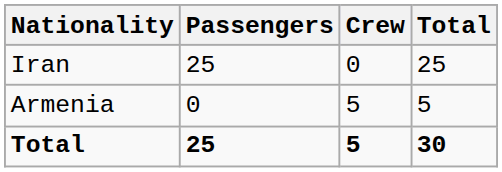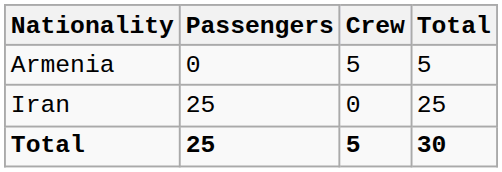rows swapped: (63, 106) <-> (40, 65)
